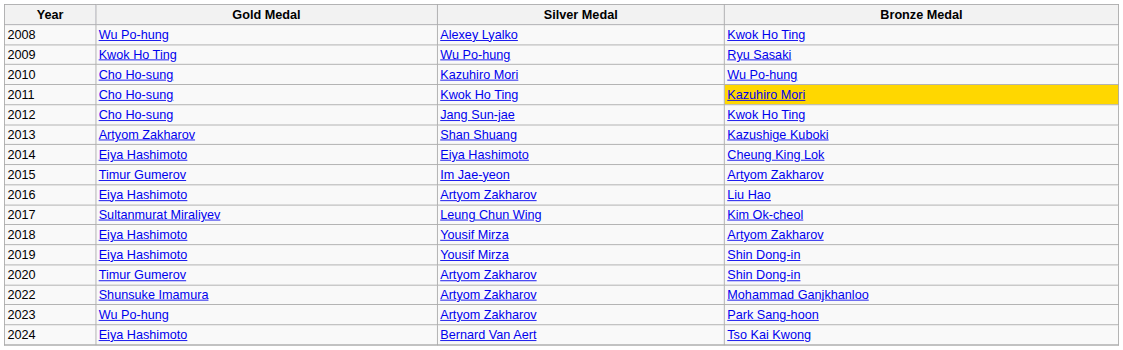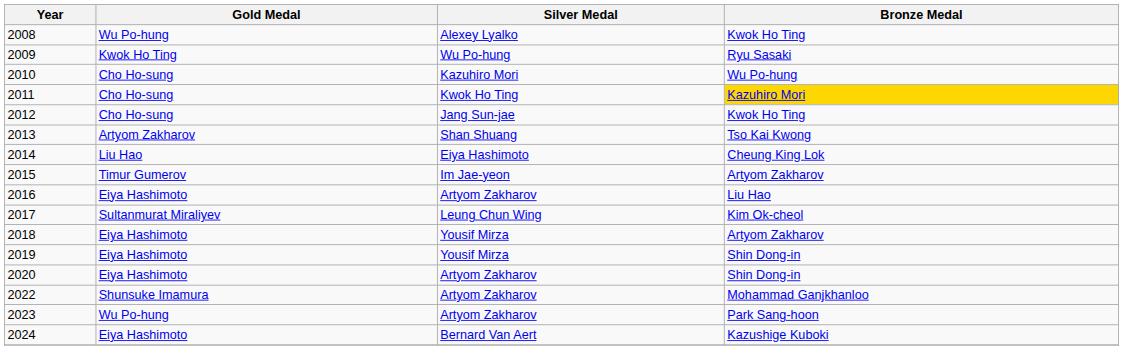(778, 135) Kazushige Kuboki -> (769, 135) Tso Kai Kwong
(143, 155) Eiya Hashimoto -> (120, 155) Liu Hao
(142, 275) Timur Gumerov -> (143, 275) Eiya Hashimoto
(769, 335) Tso Kai Kwong -> (778, 335) Kazushige Kuboki
